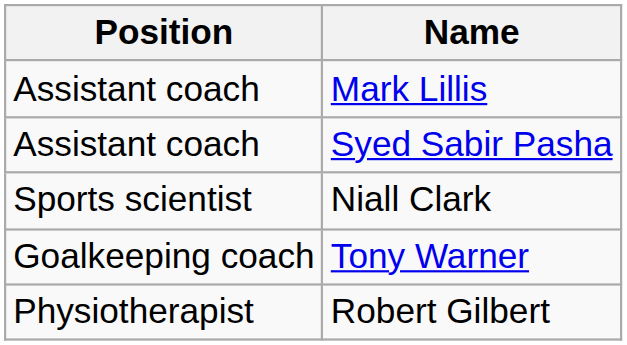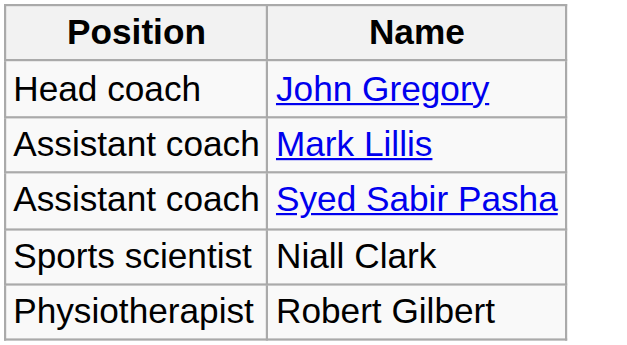+ row: (383, 88)
- row: (430, 255)
